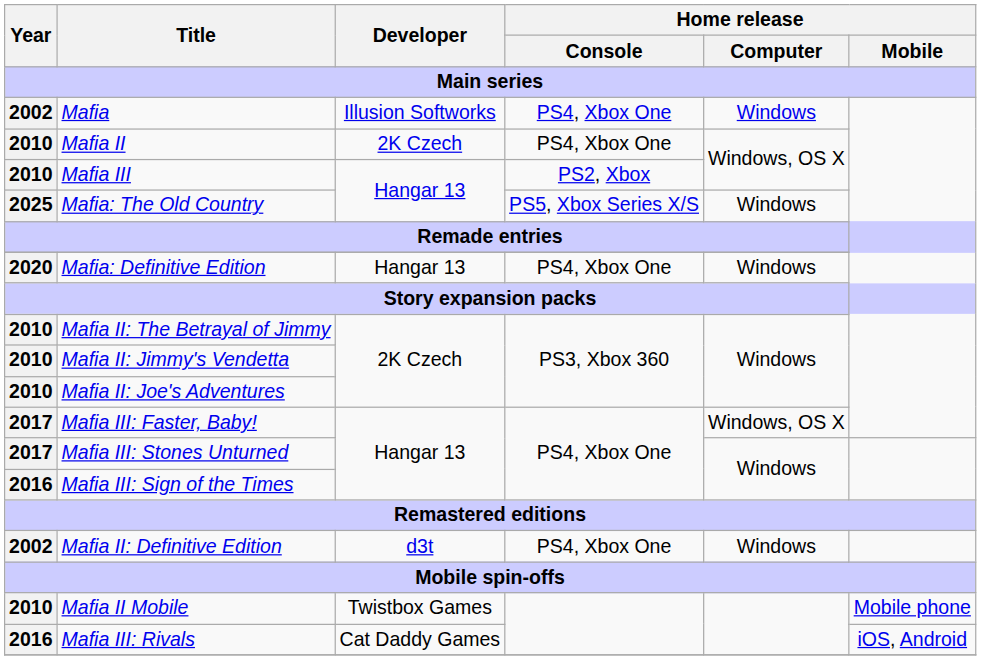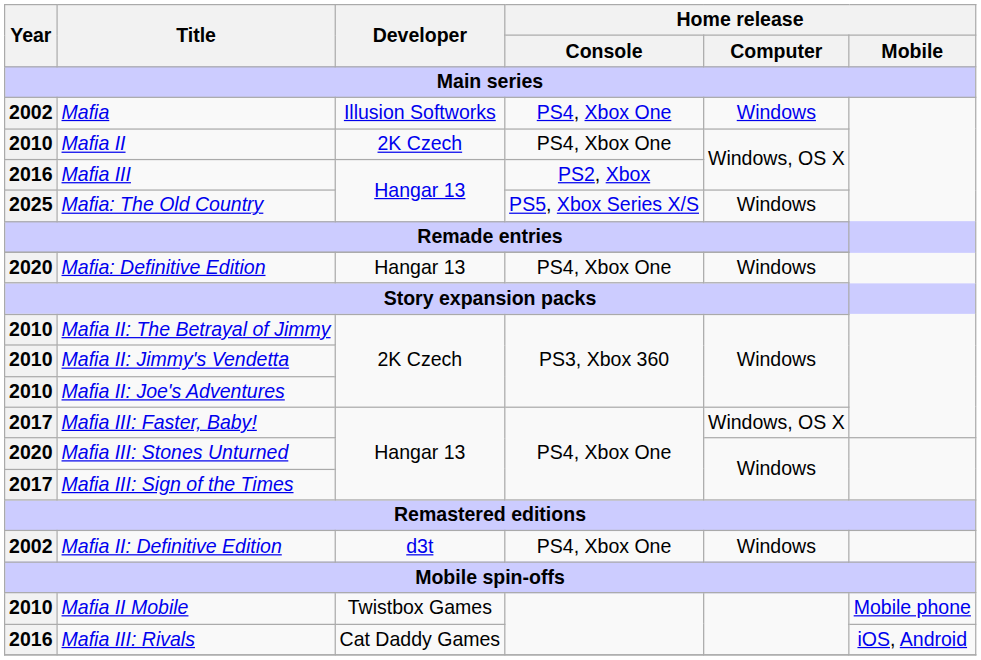(31, 174) 2010 -> (31, 174) 2016
(31, 453) 2017 -> (31, 453) 2020
(31, 484) 2016 -> (31, 484) 2017
